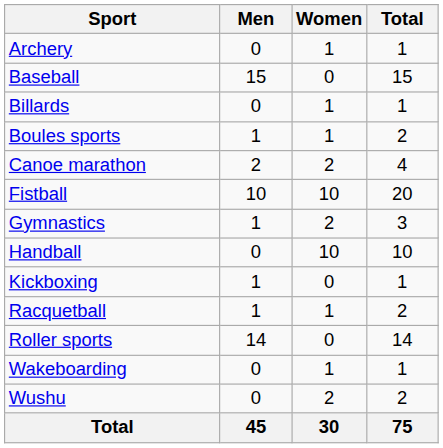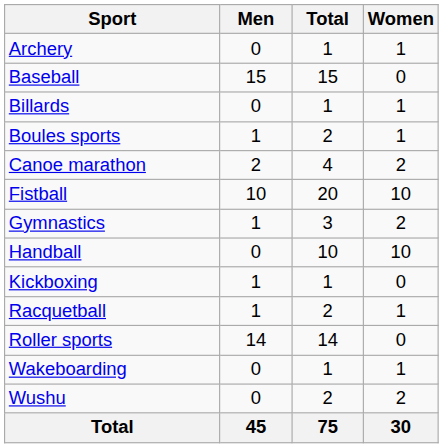columns swapped: (329, 19) <-> (402, 19)
